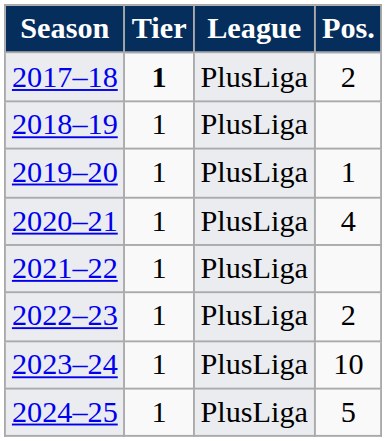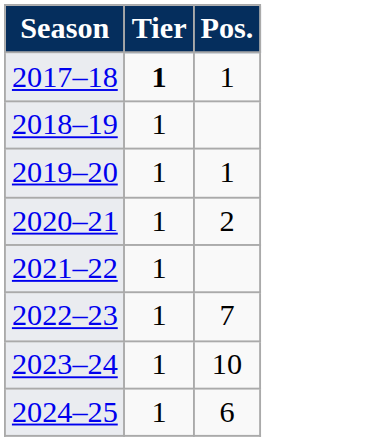- column: (254, 28)
(348, 76) 2 -> (227, 76) 1
(348, 220) 4 -> (227, 220) 2
(348, 316) 2 -> (227, 316) 7
(348, 412) 5 -> (227, 412) 6
